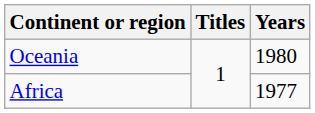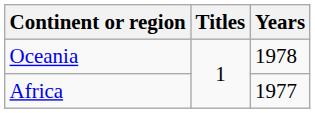(276, 56) 1980 -> (276, 56) 1978
